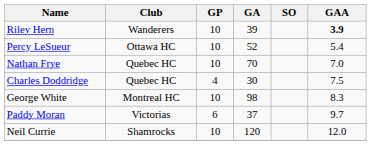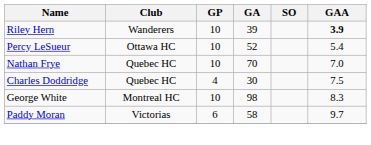(252, 115) 37 -> (252, 115) 58
- row: (31, 132)
